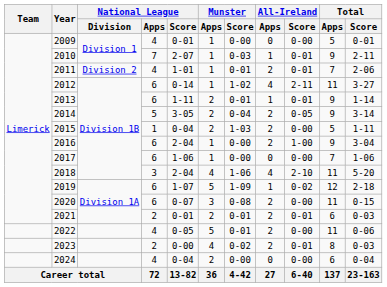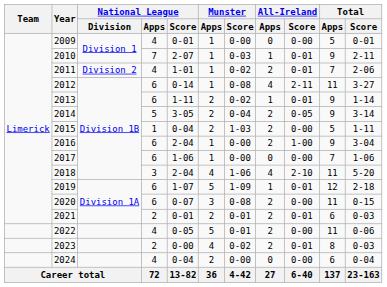(240, 70) 0-01 -> (240, 70) 0-02
(240, 85) 1-02 -> (240, 85) 0-08
(240, 99) 0-01 -> (240, 99) 0-02
(302, 187) 0-02 -> (302, 187) 0-01
